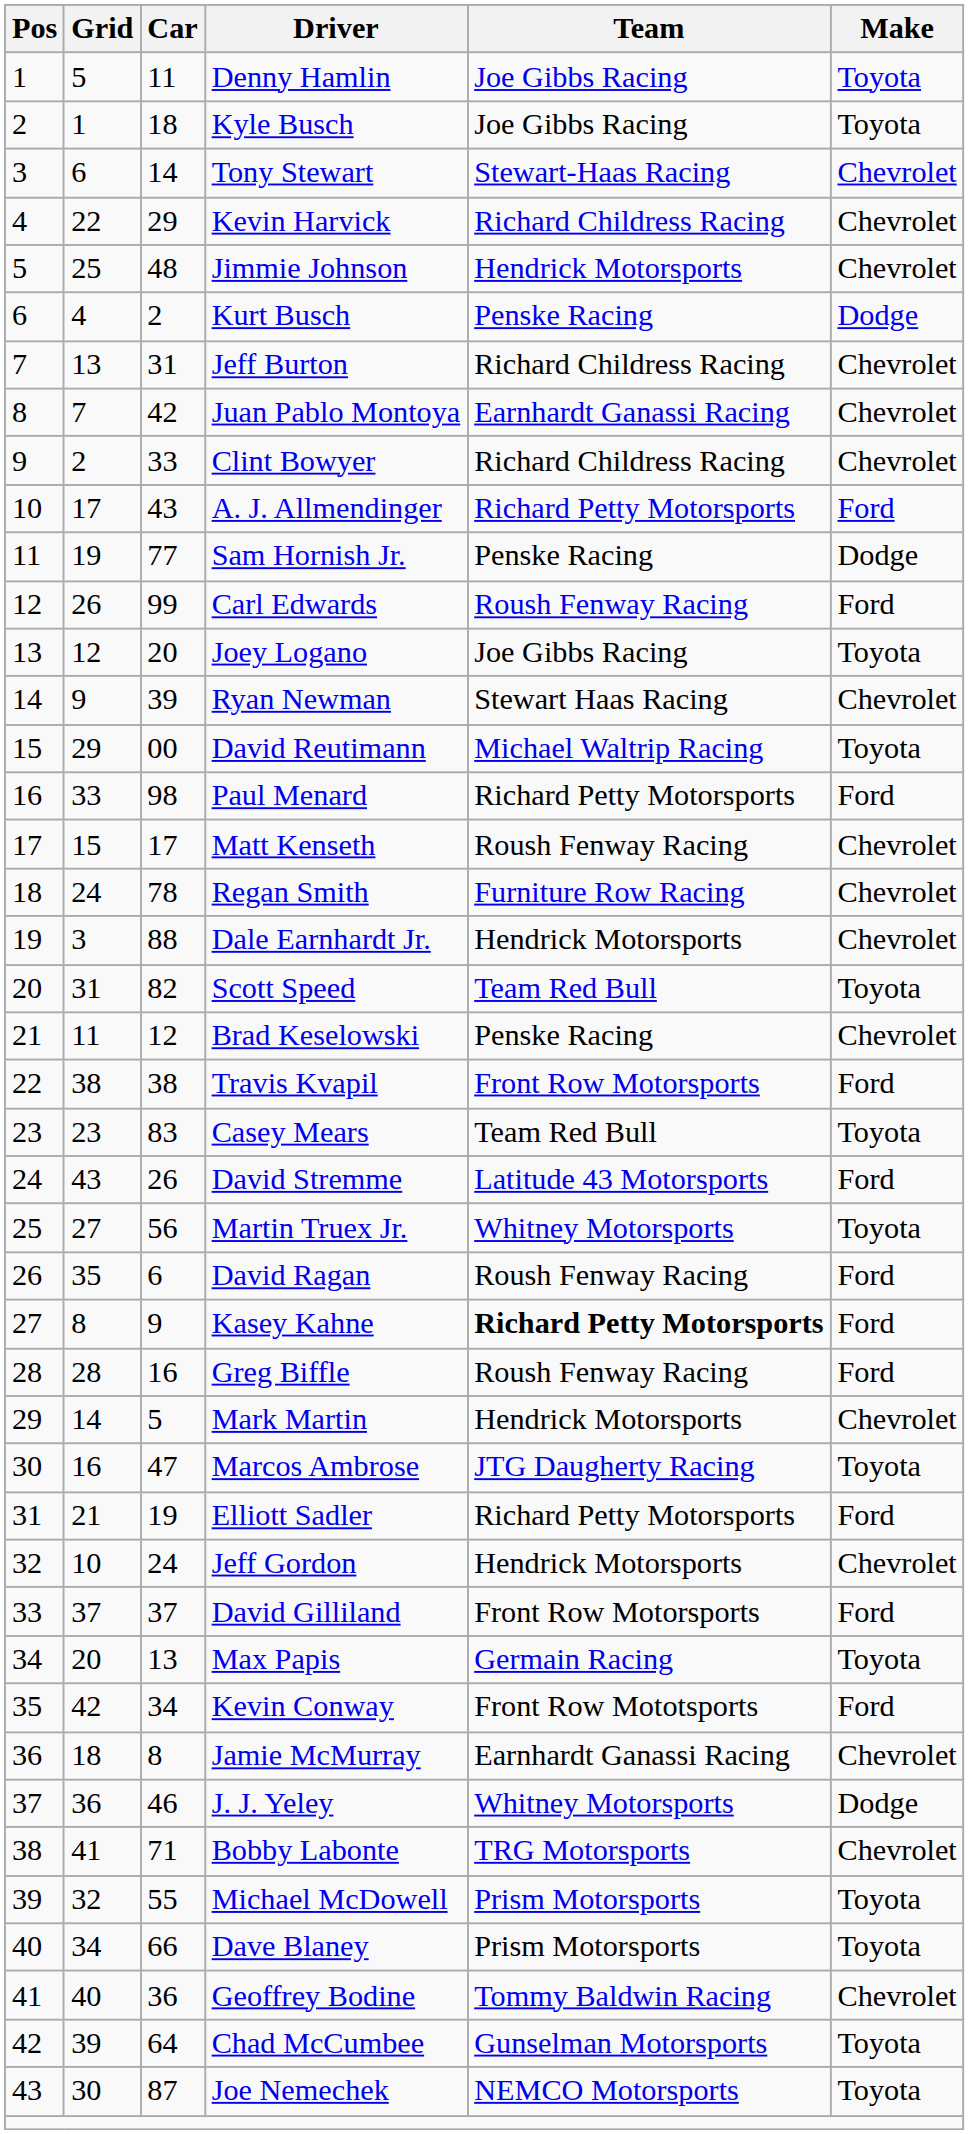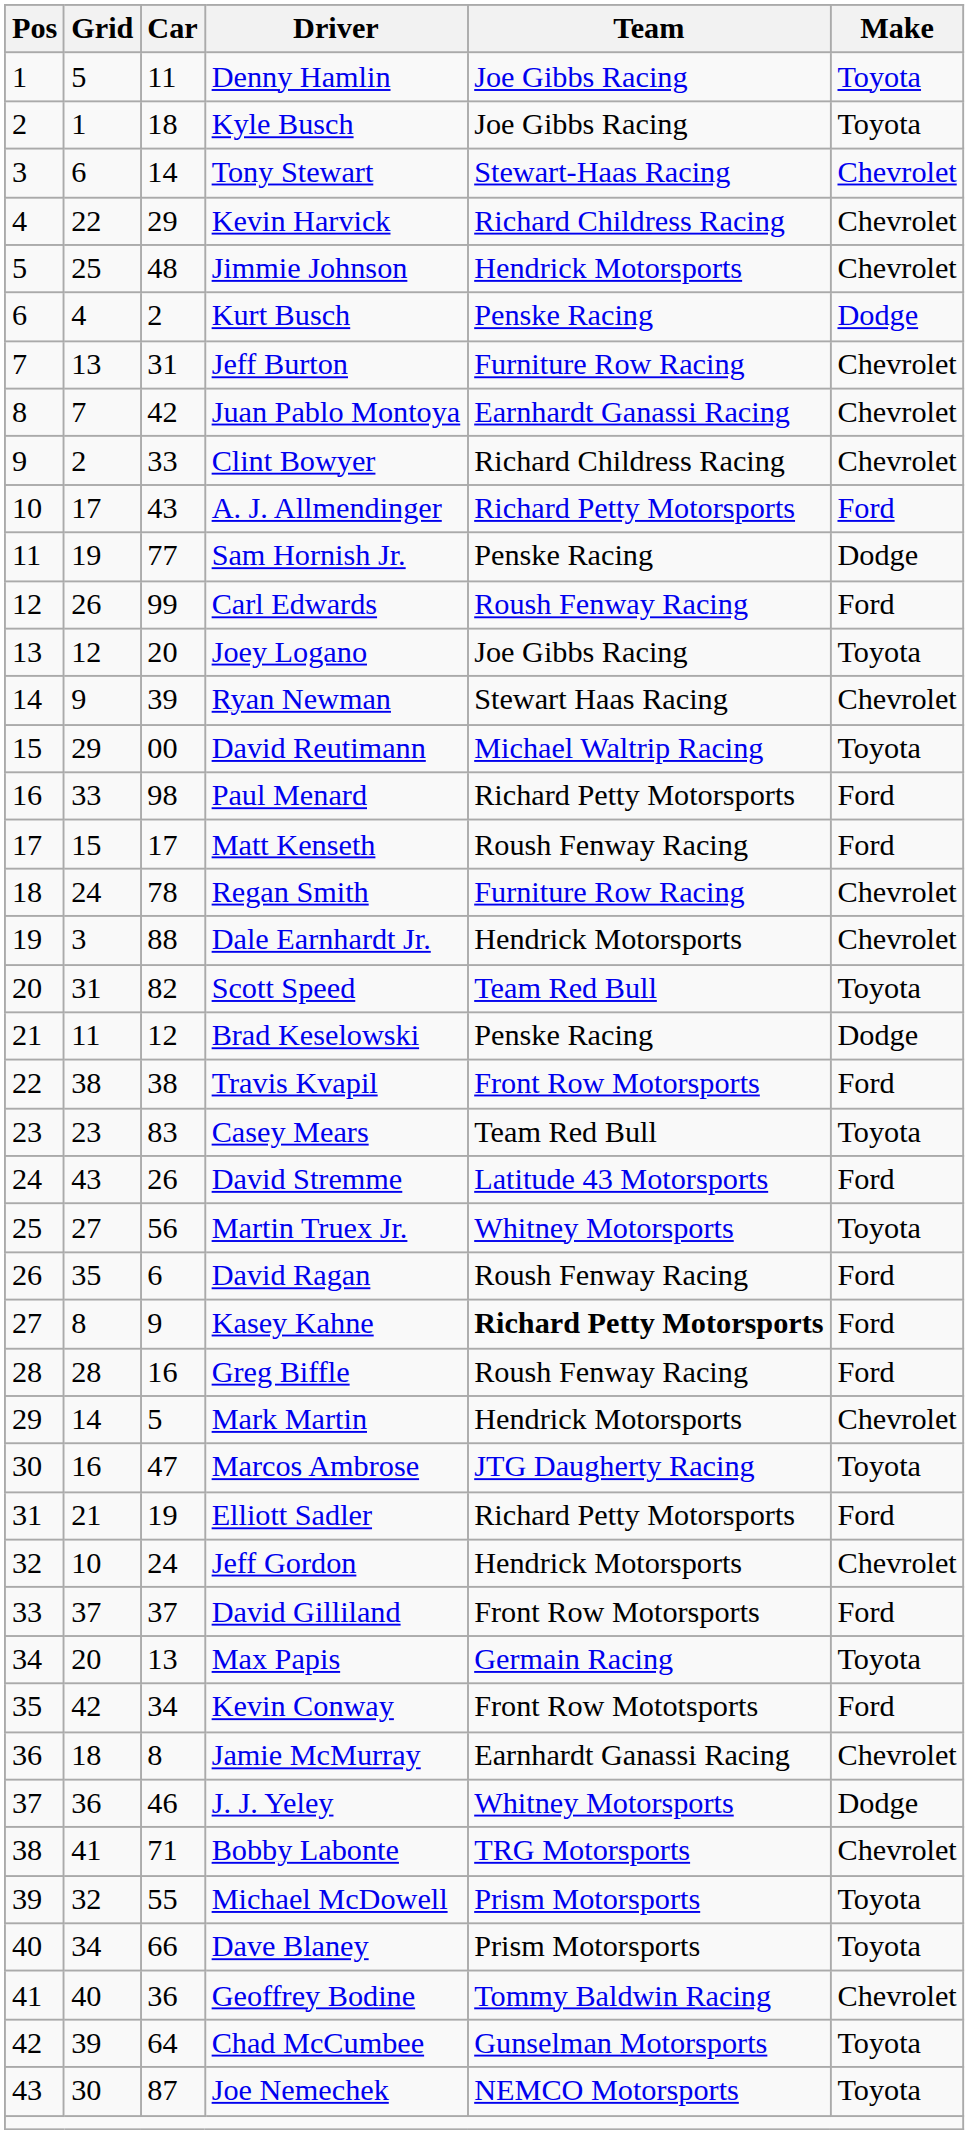(630, 364) Richard Childress Racing -> (609, 364) Furniture Row Racing
(897, 843) Chevrolet -> (866, 843) Ford
(897, 1035) Chevrolet -> (878, 1035) Dodge
